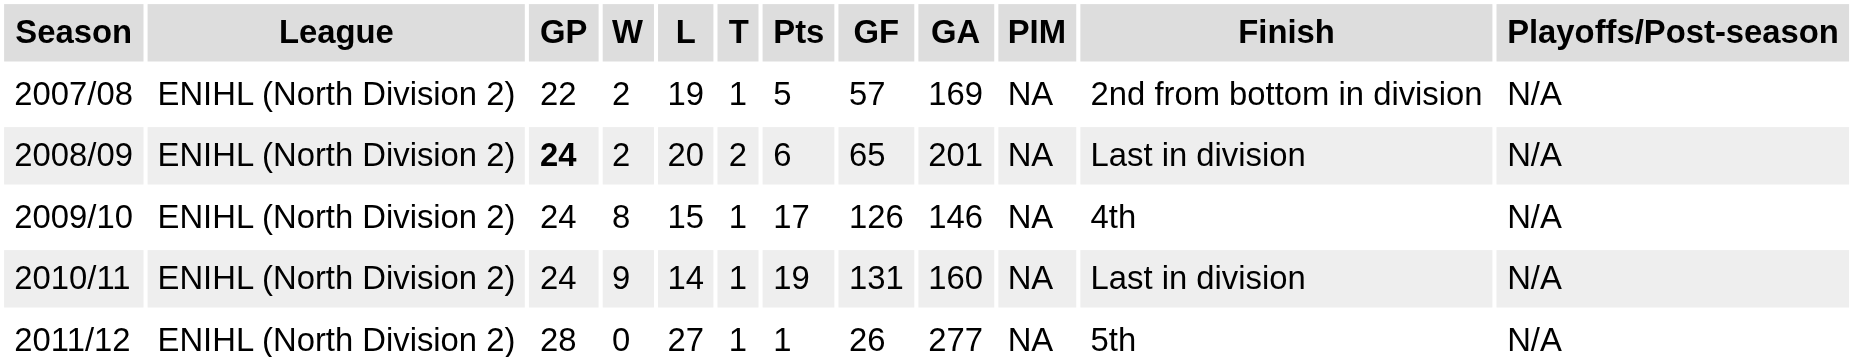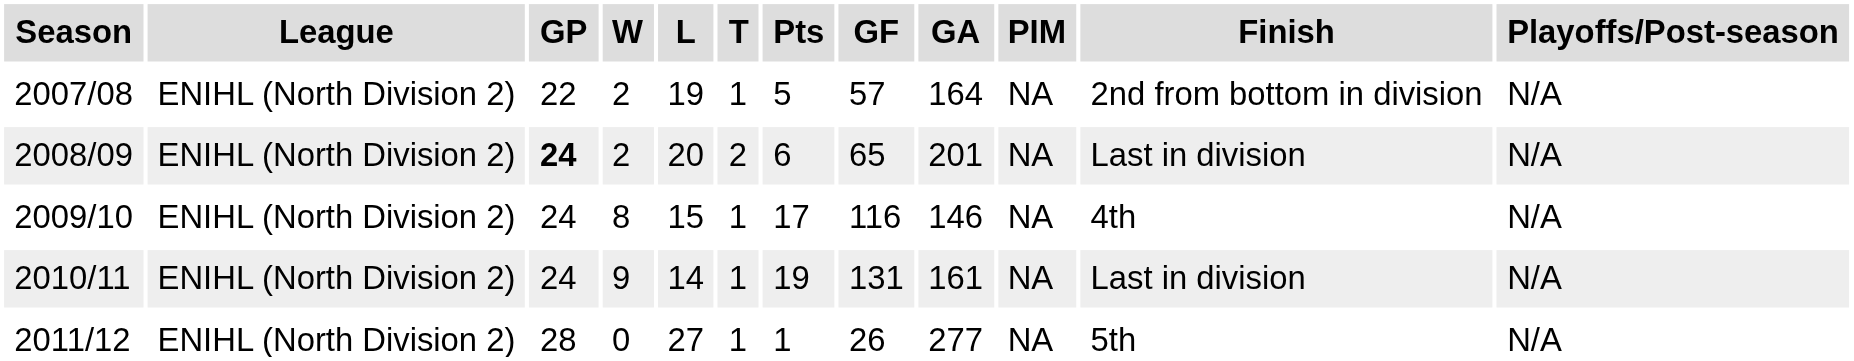(956, 93) 169 -> (956, 93) 164
(876, 216) 126 -> (875, 216) 116
(956, 278) 160 -> (956, 278) 161
